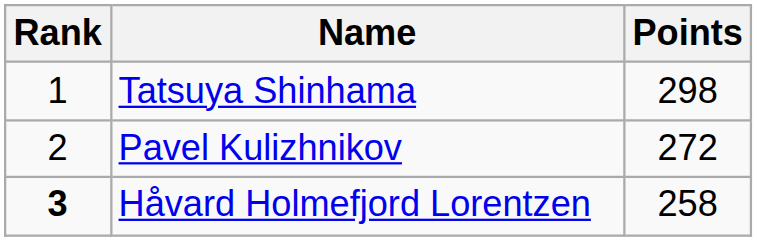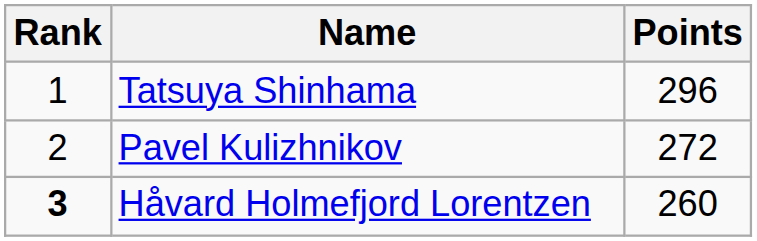(688, 90) 298 -> (688, 90) 296
(688, 205) 258 -> (688, 205) 260
